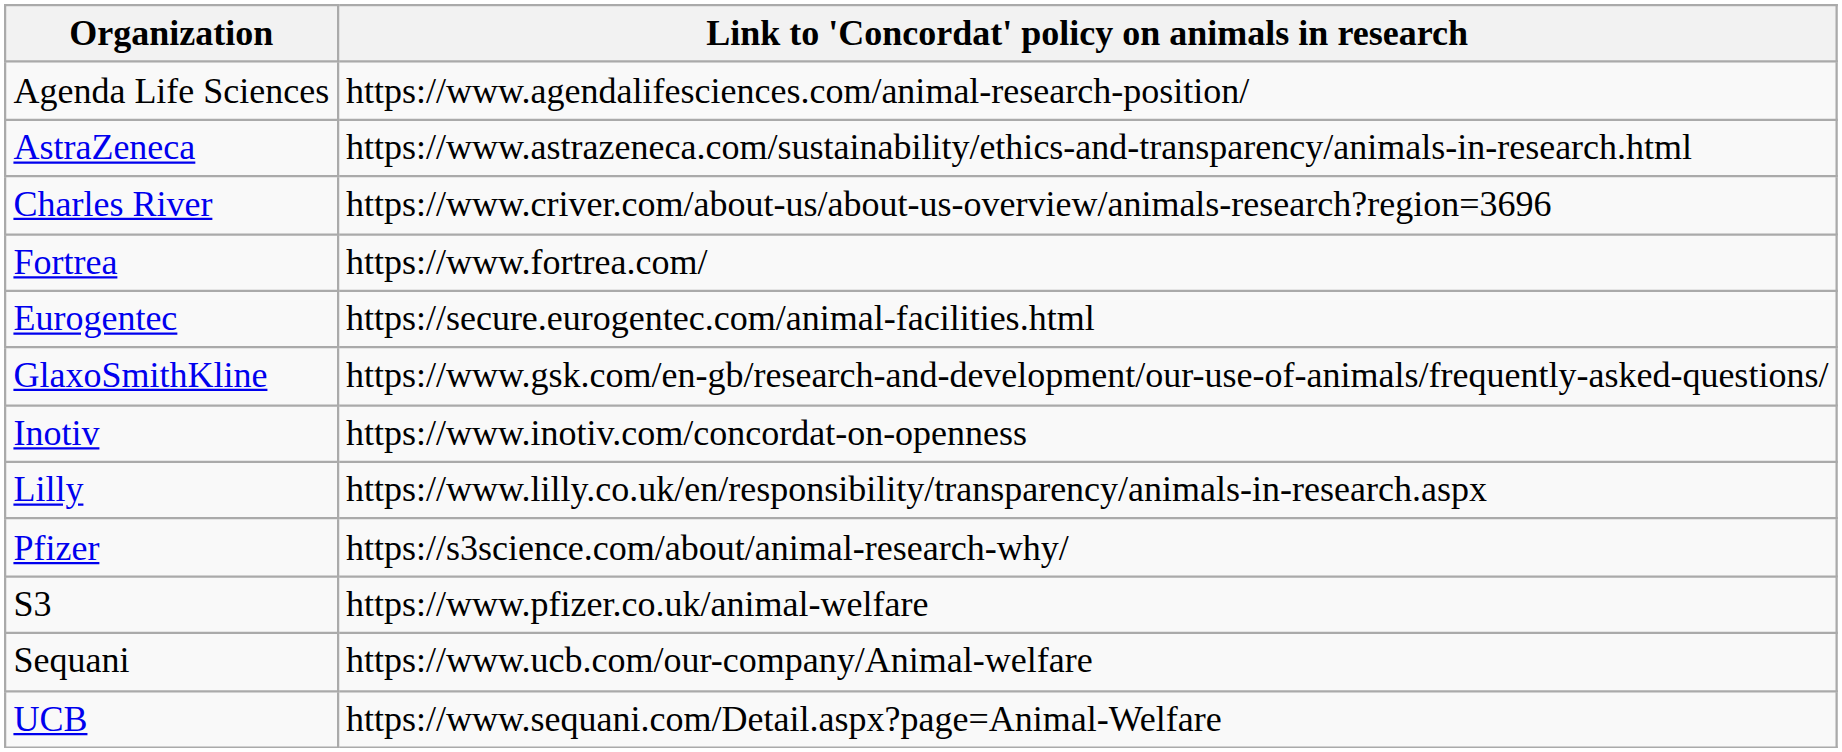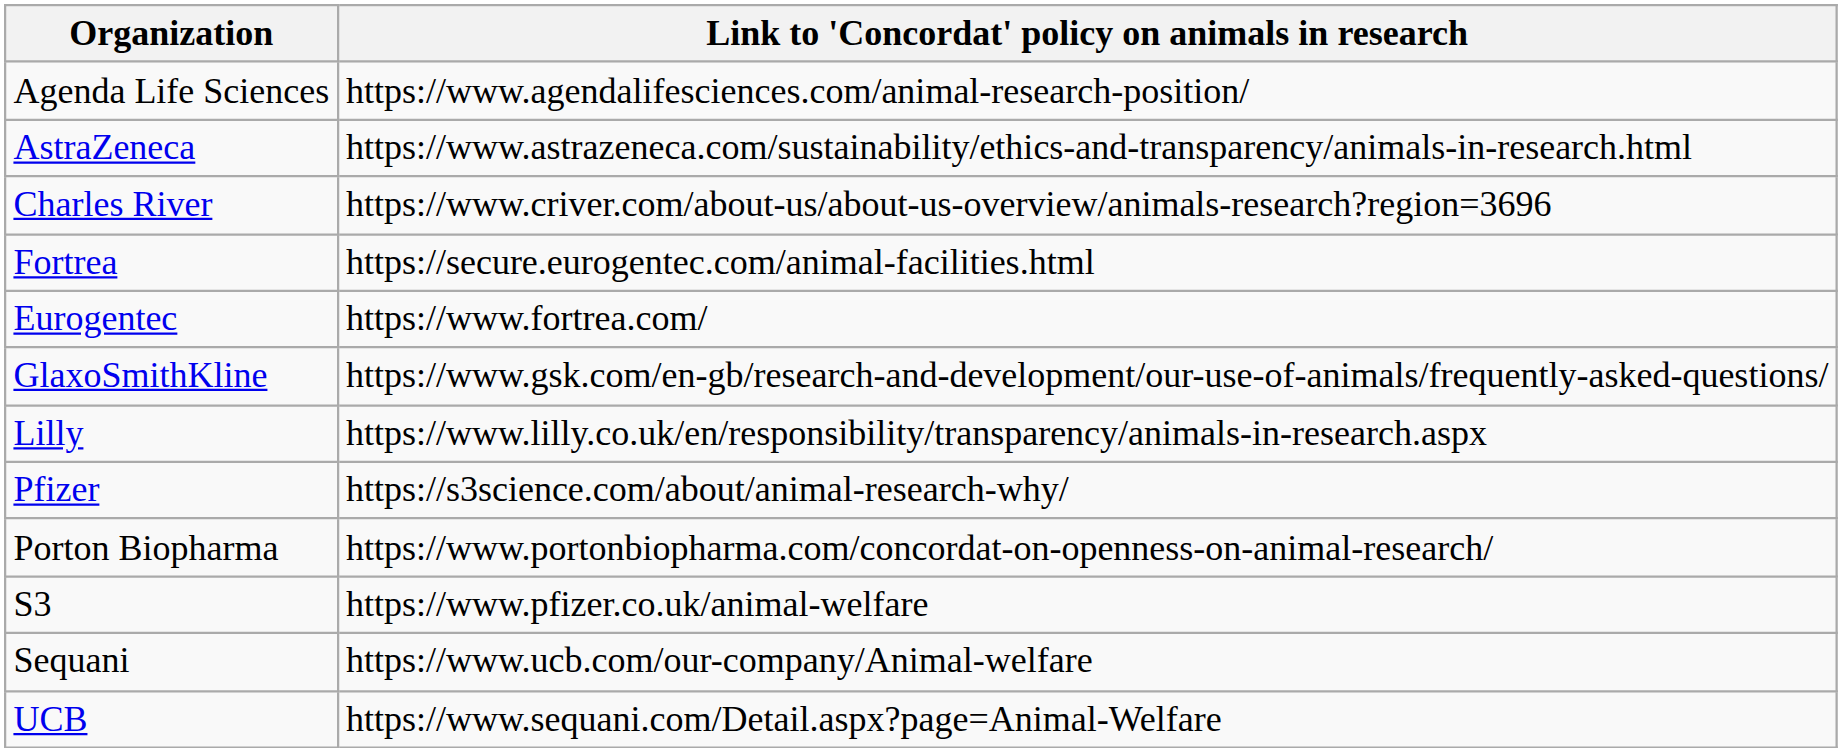(527, 261) https://www.fortrea.com/ -> (720, 261) https://secure.eurogentec.com/animal-facilities.html
(720, 318) https://secure.eurogentec.com/animal-facilities.html -> (527, 318) https://www.fortrea.com/
- row: (56, 432)
+ row: (146, 546)
